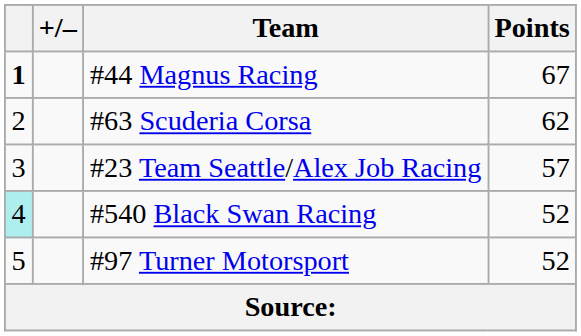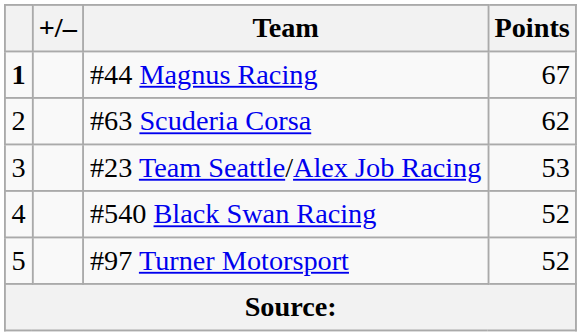(556, 167) 57 -> (556, 167) 53
(19, 214) paleturquoise background -> (19, 214) no background
